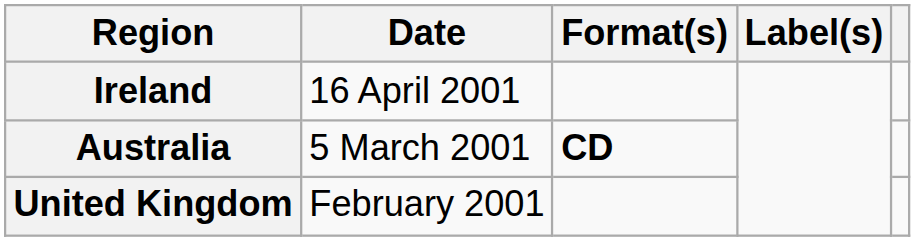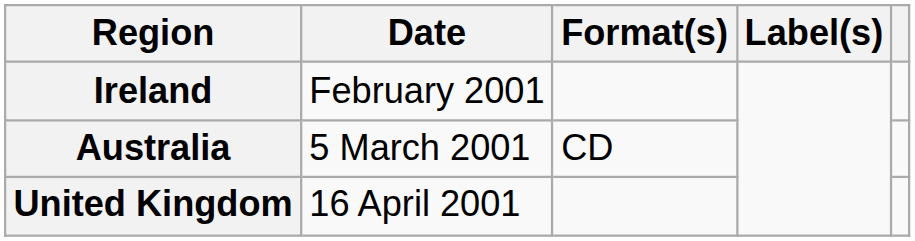(415, 90) 16 April 2001 -> (427, 90) February 2001
(587, 147) bold -> (587, 147) normal
(427, 205) February 2001 -> (415, 205) 16 April 2001
